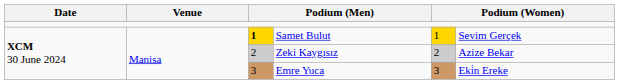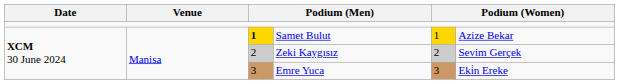(490, 35) Sevim Gerçek -> (486, 35) Azize Bekar
(486, 53) Azize Bekar -> (490, 53) Sevim Gerçek
